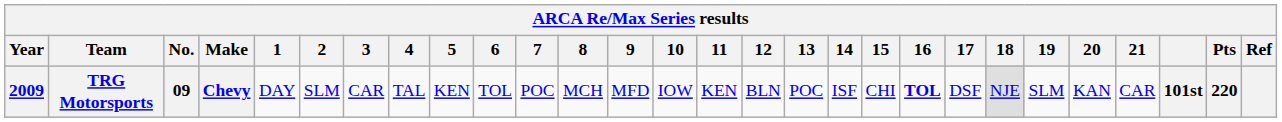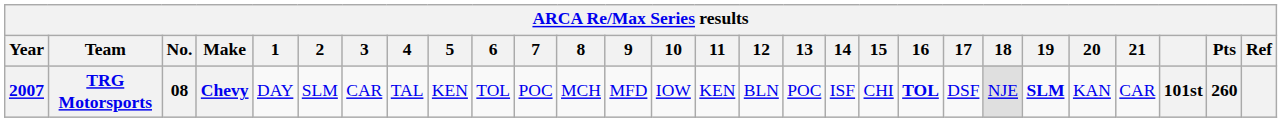(26, 91) 2009 -> (26, 91) 2007
(181, 91) 09 -> (179, 91) 08
(1046, 91) normal -> (1045, 91) bold
(1224, 91) 220 -> (1224, 91) 260
